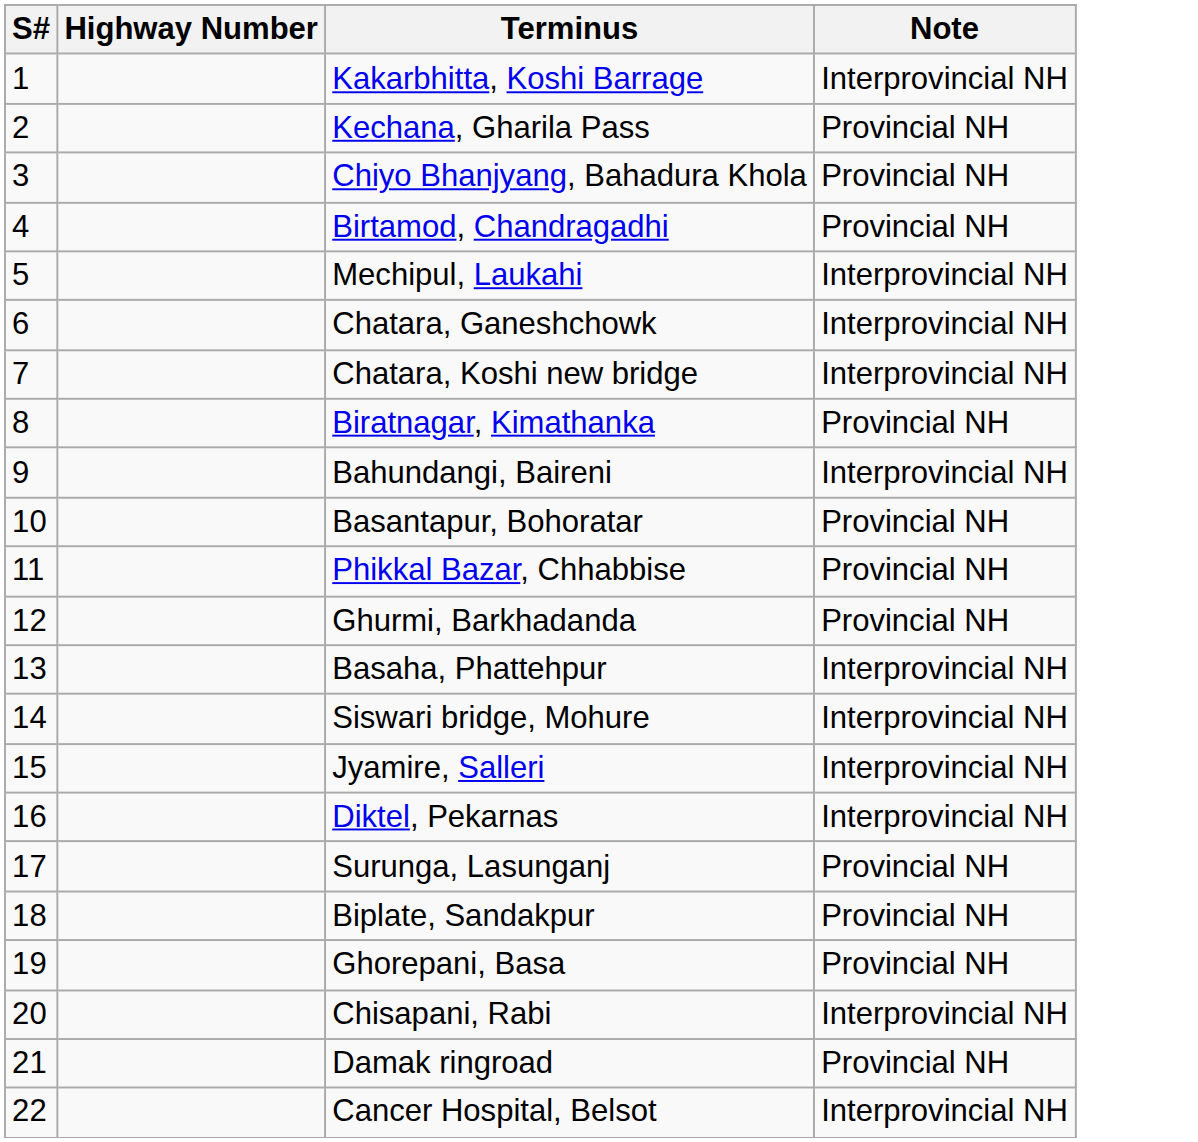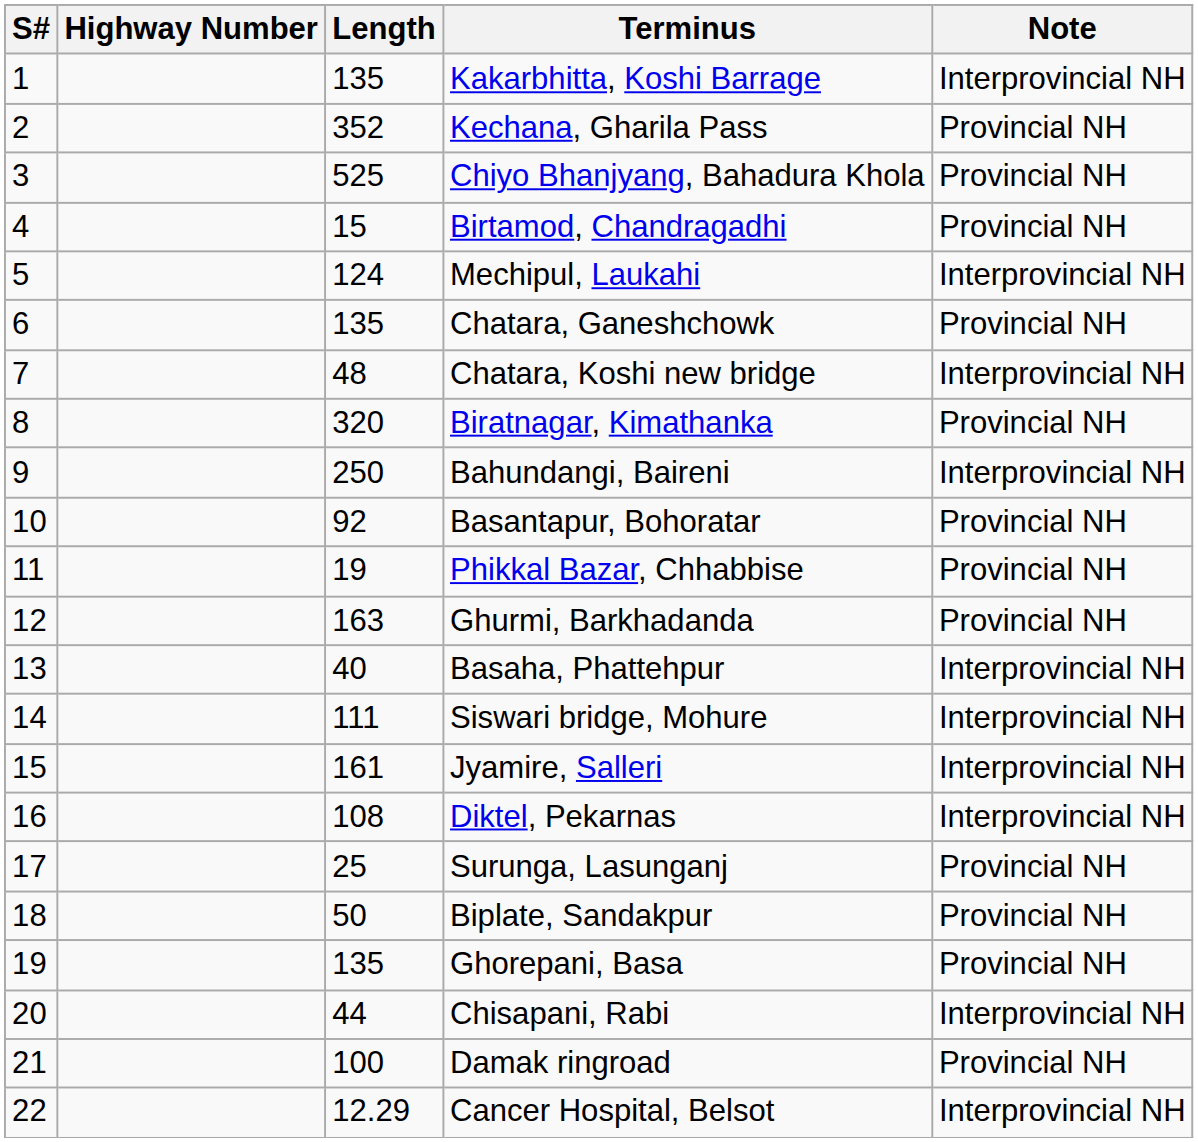+ column: (384, 29)
(944, 324) Interprovincial NH -> (1033, 324) Provincial NH
